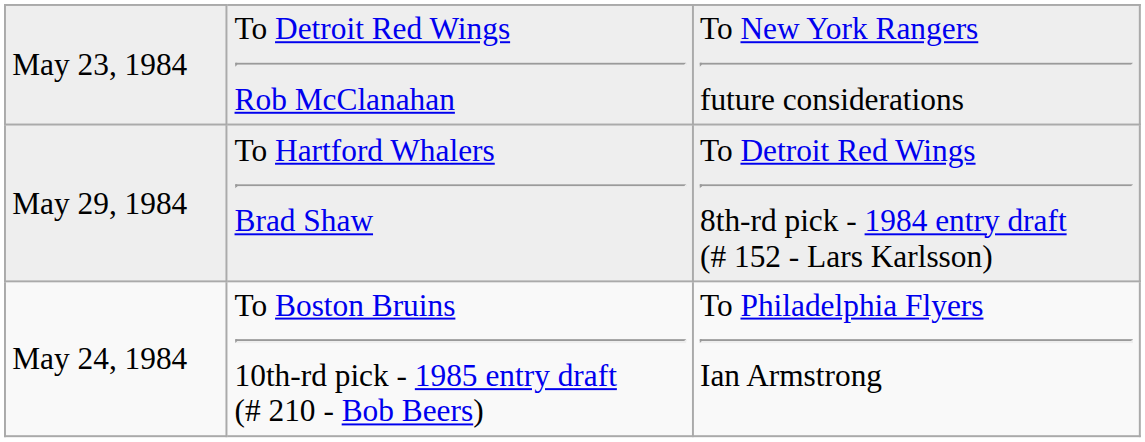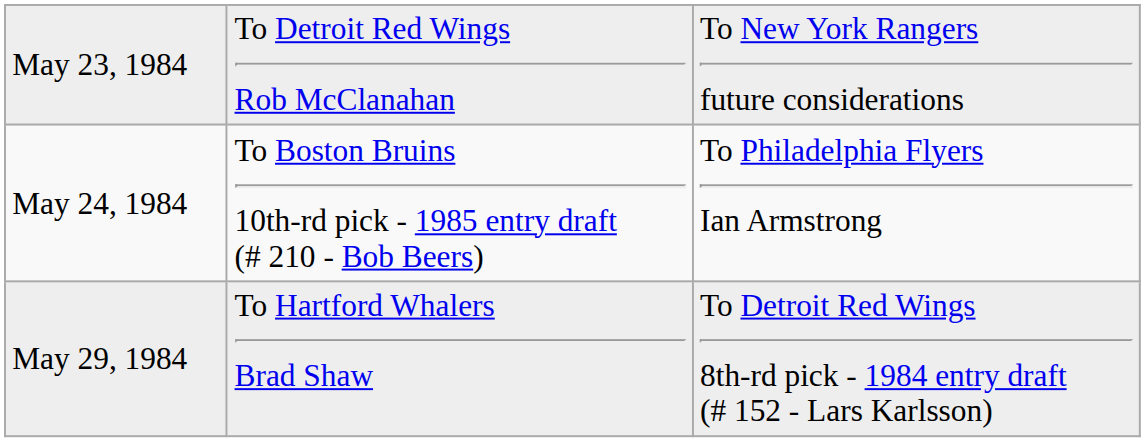rows swapped: (100, 358) <-> (100, 202)
